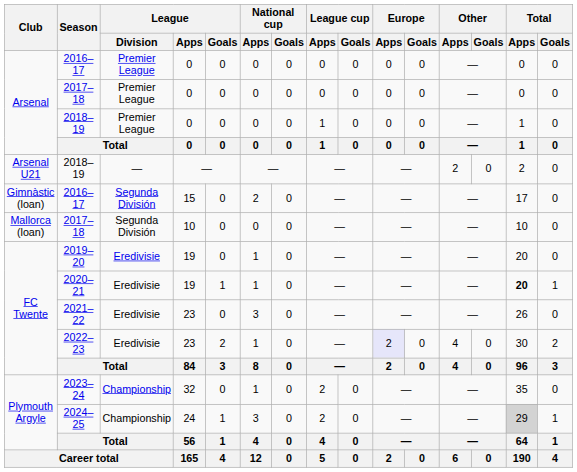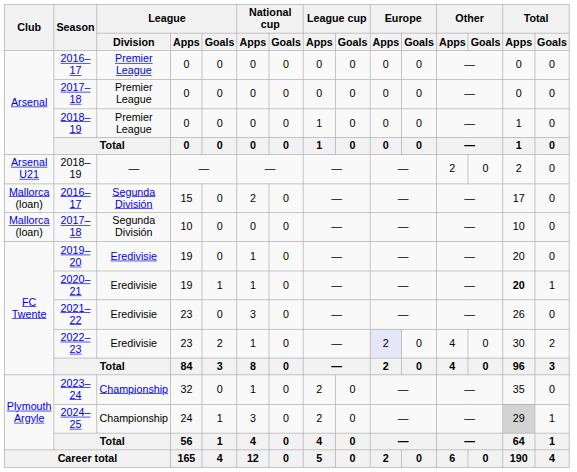(31, 198) Gimnàstic (loan) -> (29, 198) Mallorca (loan)
